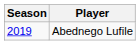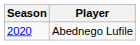(19, 31) 2019 -> (19, 31) 2020
